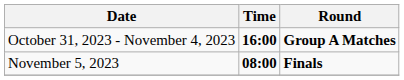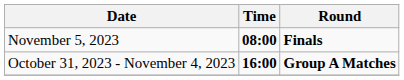rows swapped: (122, 39) <-> (63, 63)
